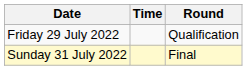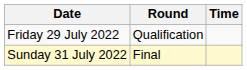columns swapped: (148, 14) <-> (204, 14)
